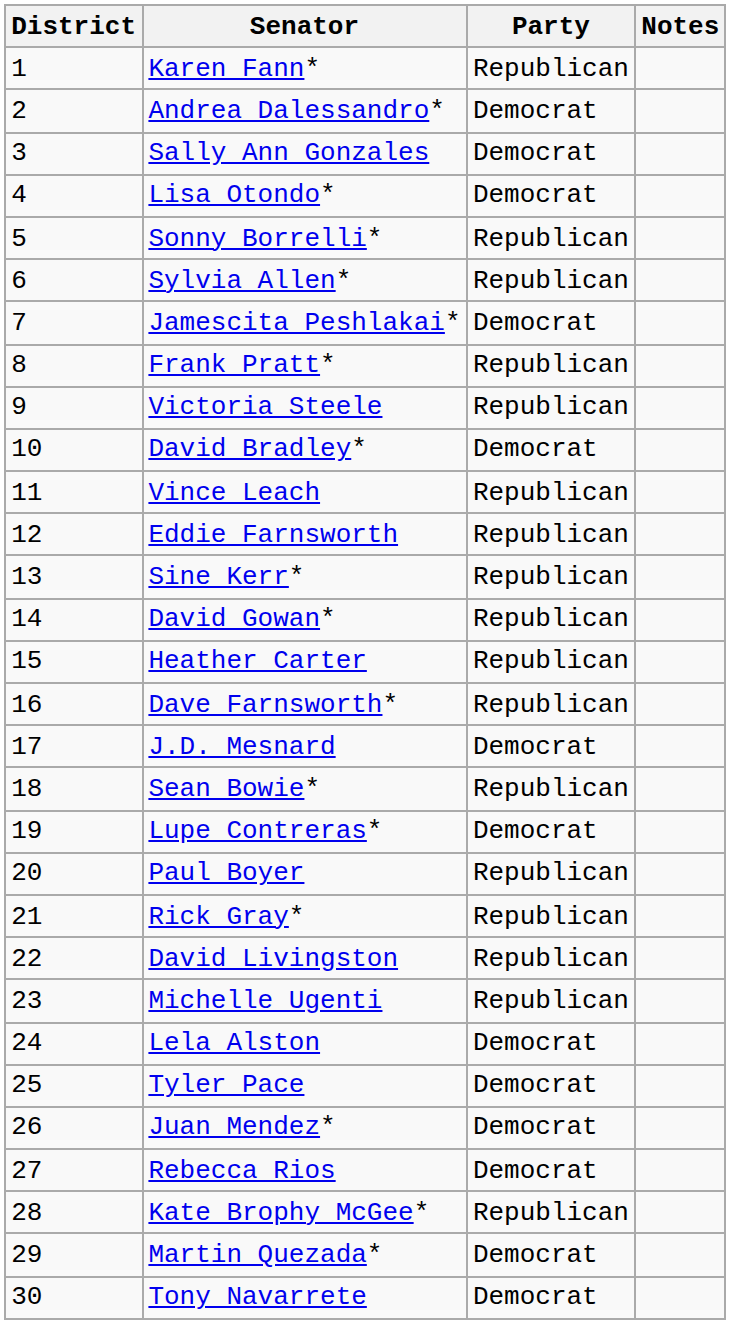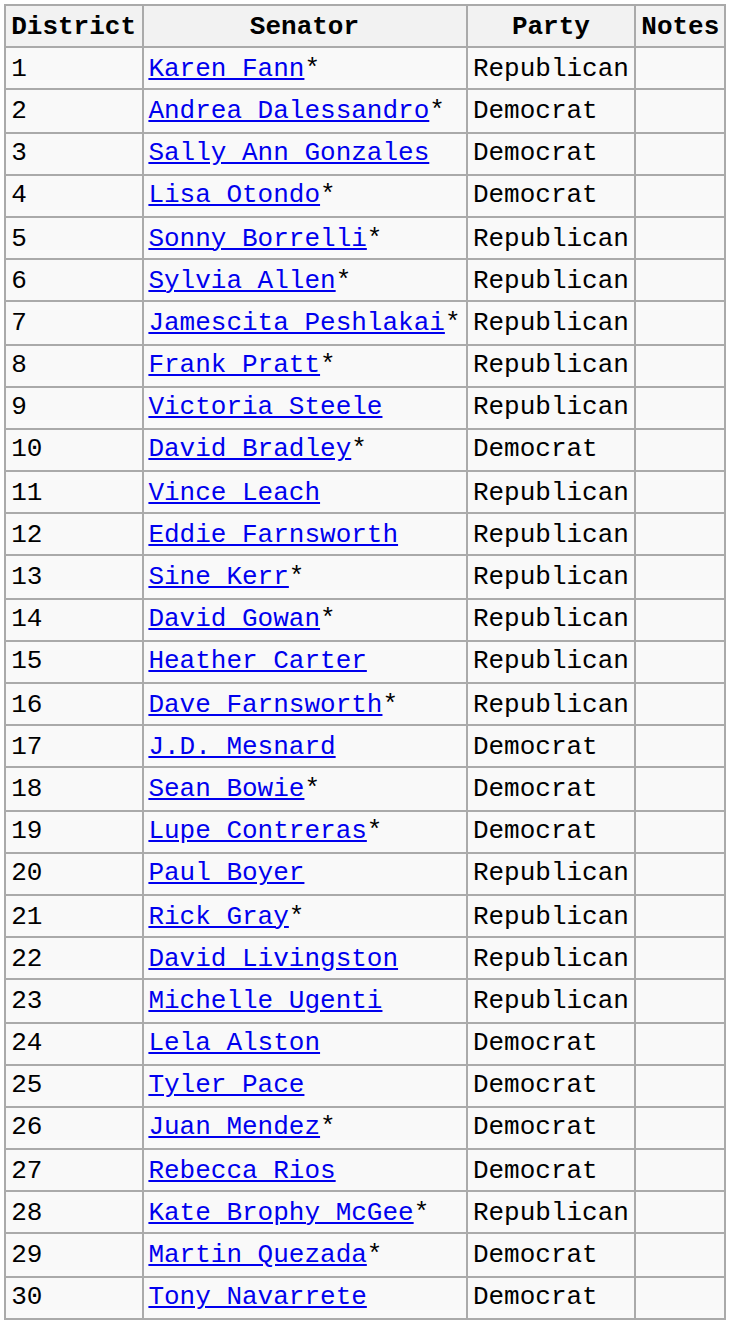(535, 323) Democrat -> (551, 323) Republican
(551, 789) Republican -> (535, 789) Democrat
